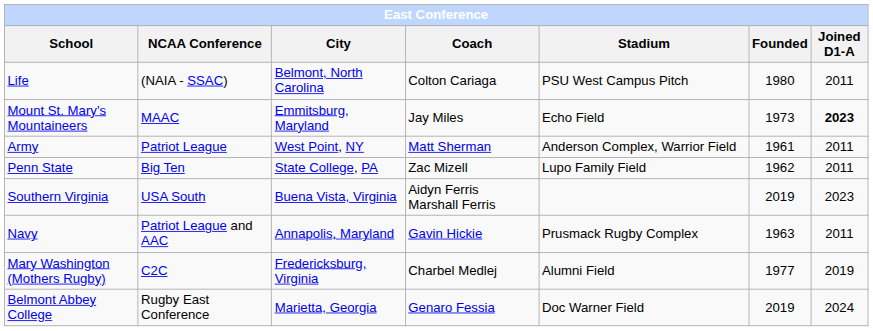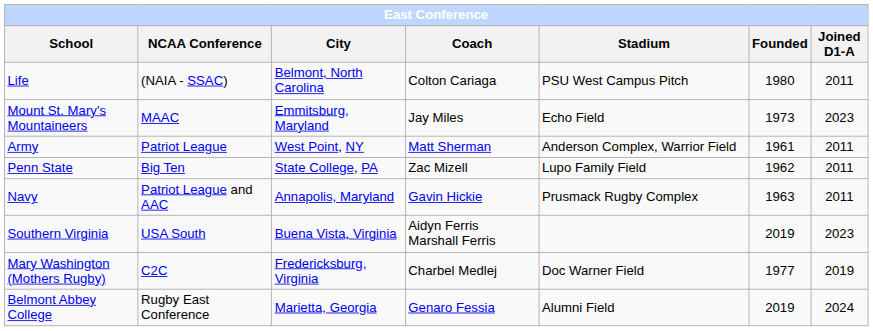(839, 117) bold -> (839, 117) normal
rows swapped: (58, 196) <-> (23, 233)
(578, 270) Alumni Field -> (593, 270) Doc Warner Field
(593, 306) Doc Warner Field -> (578, 306) Alumni Field
